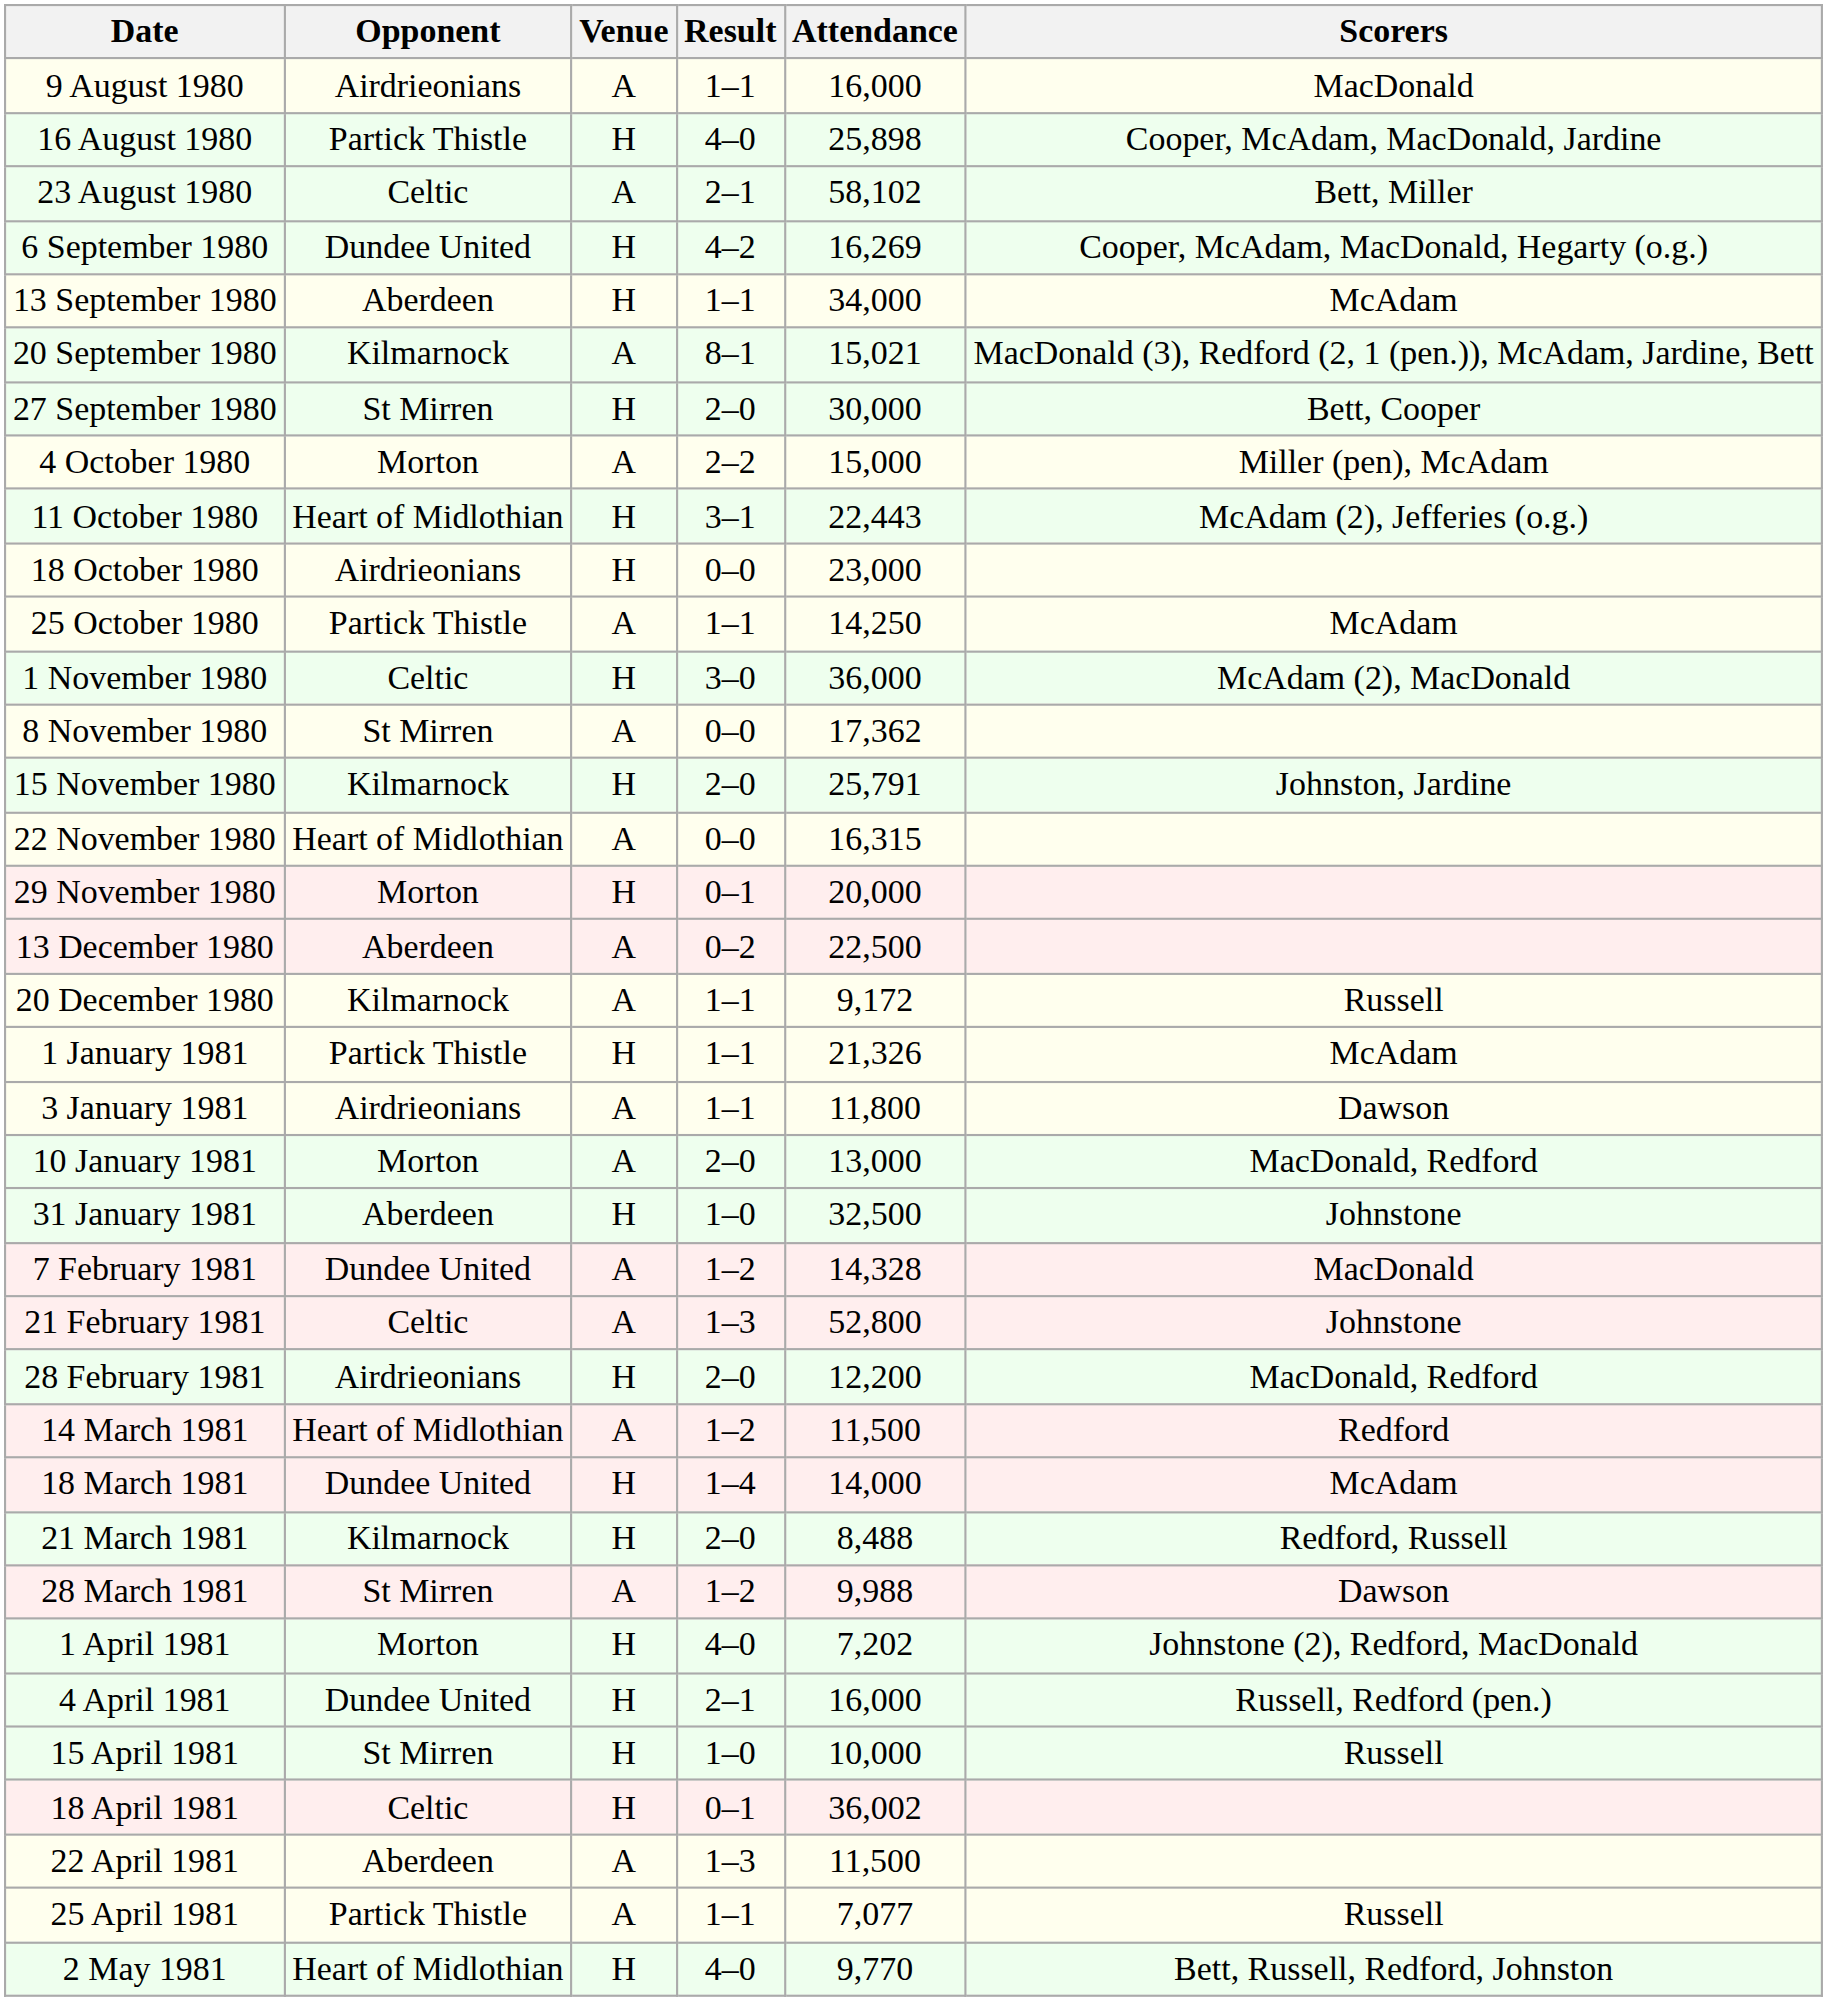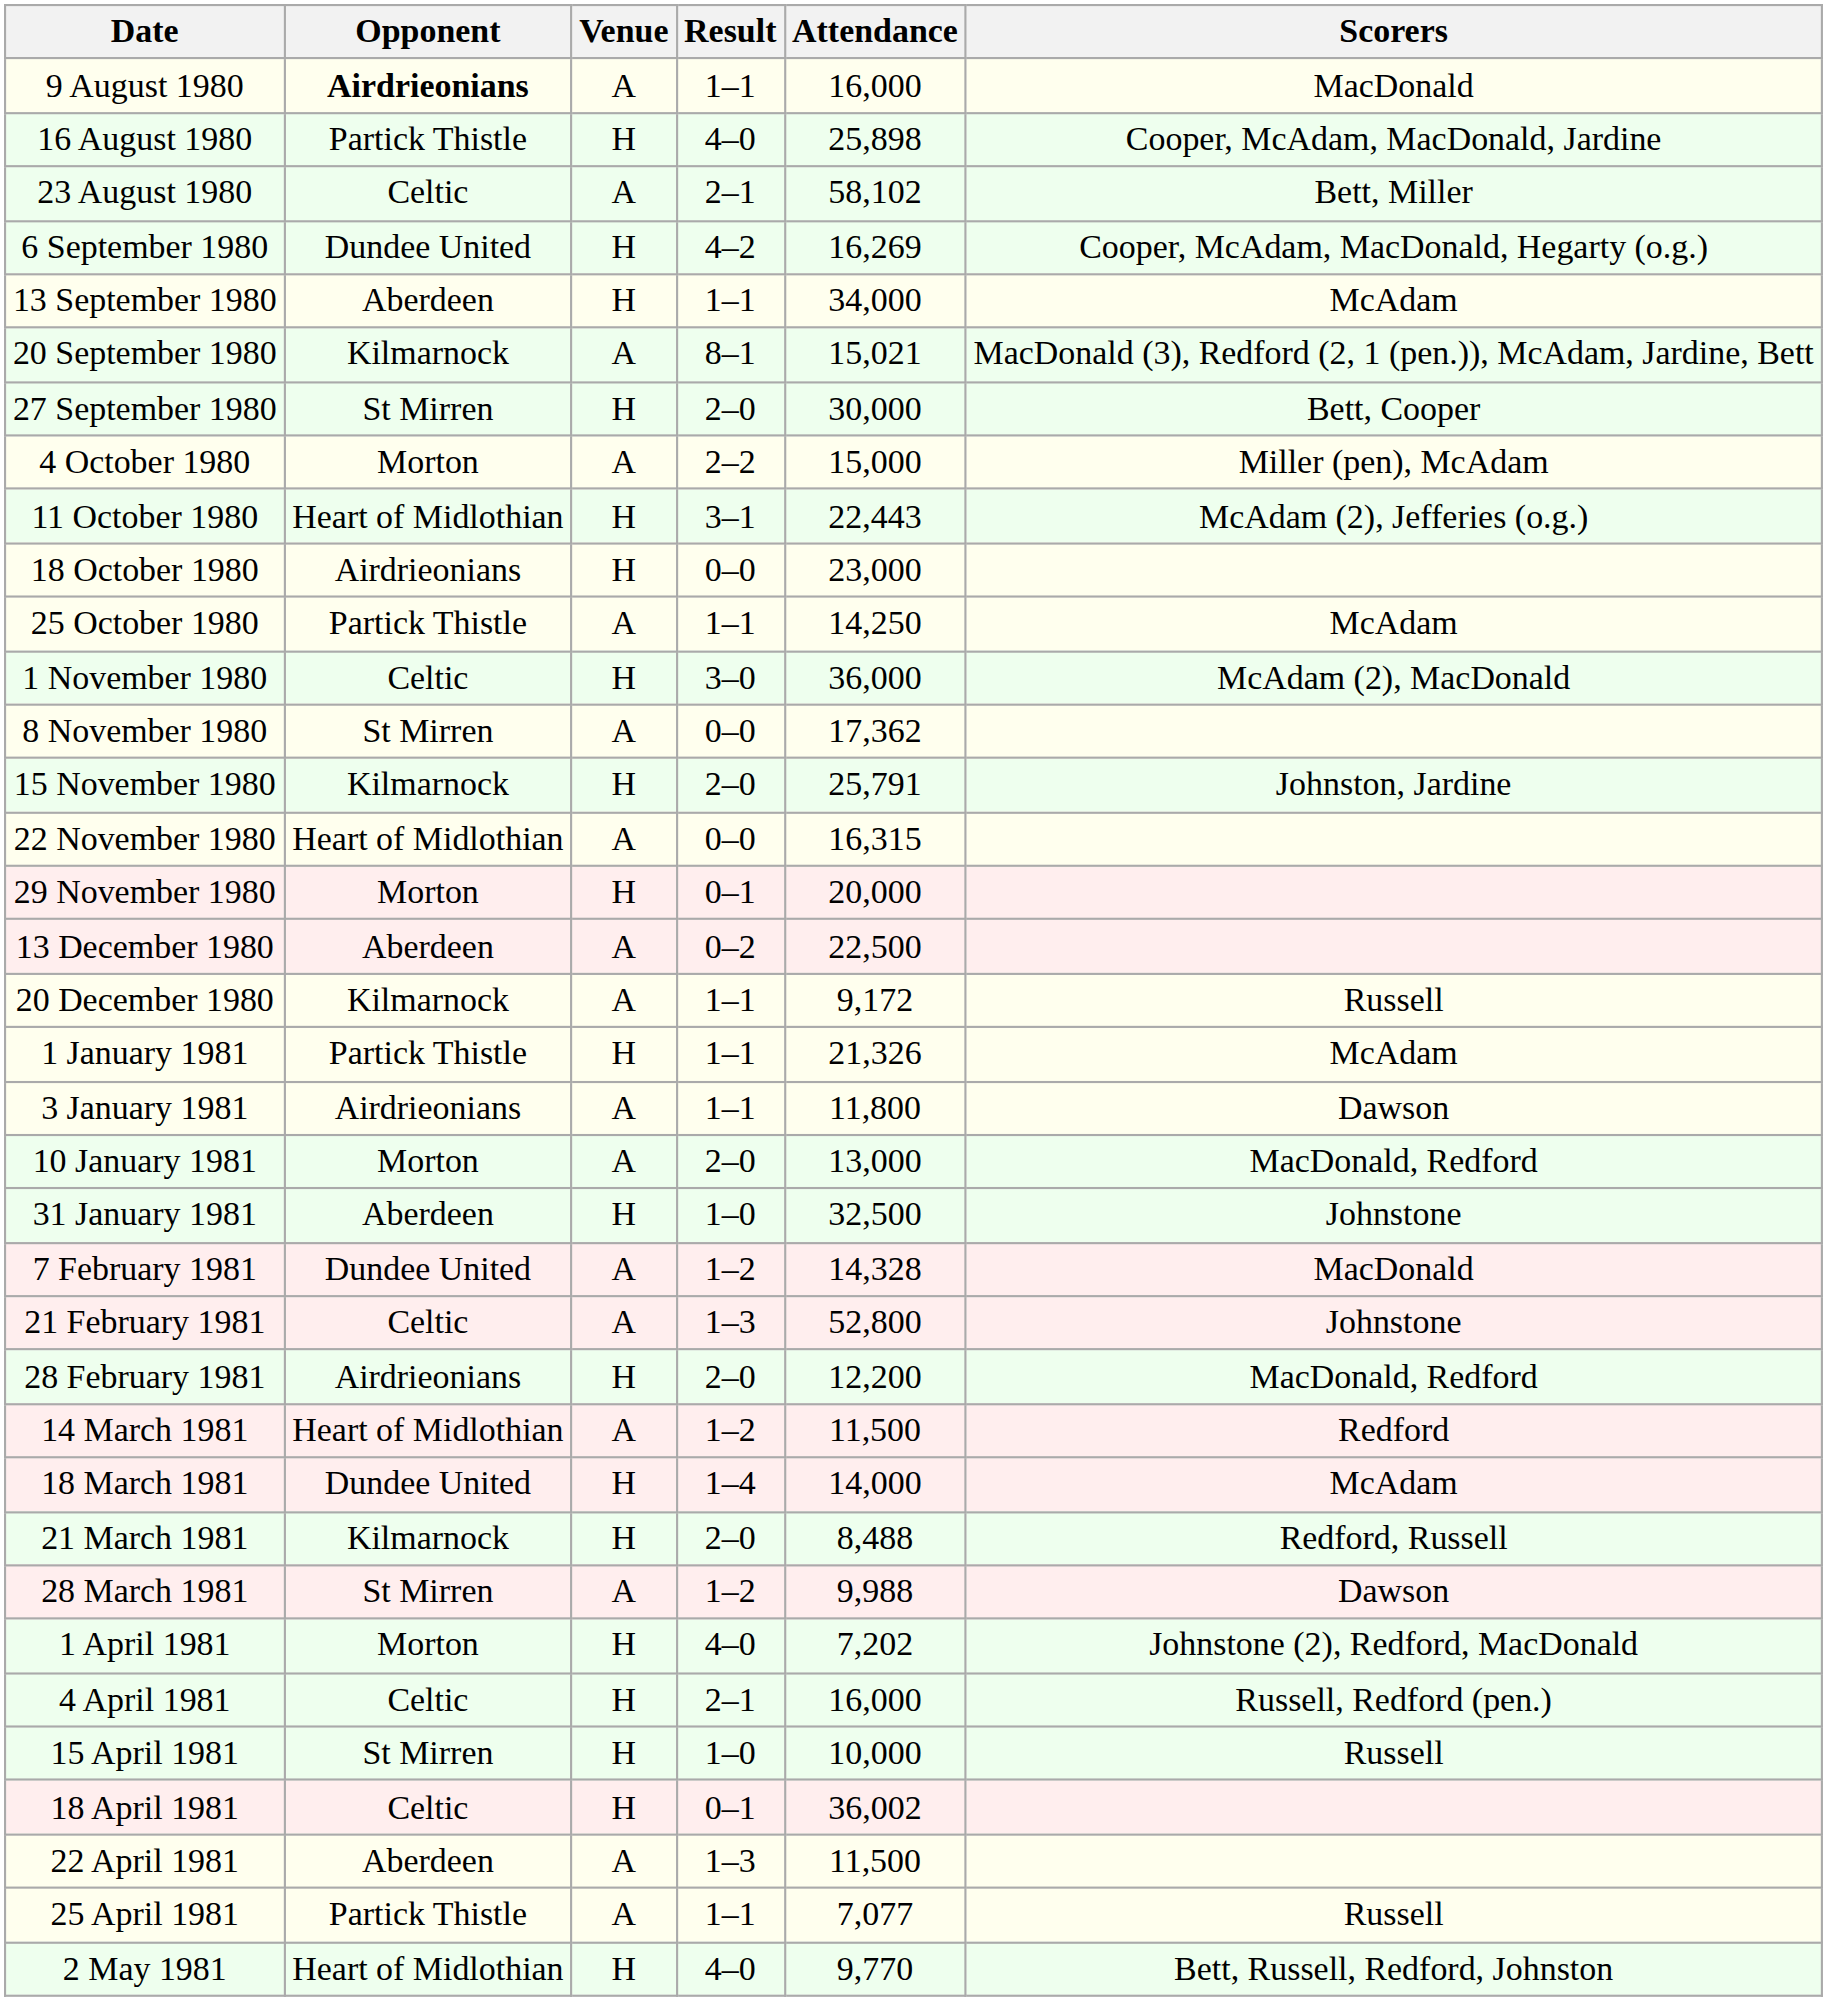(428, 85) normal -> (428, 85) bold
(428, 1699) Dundee United -> (428, 1699) Celtic
